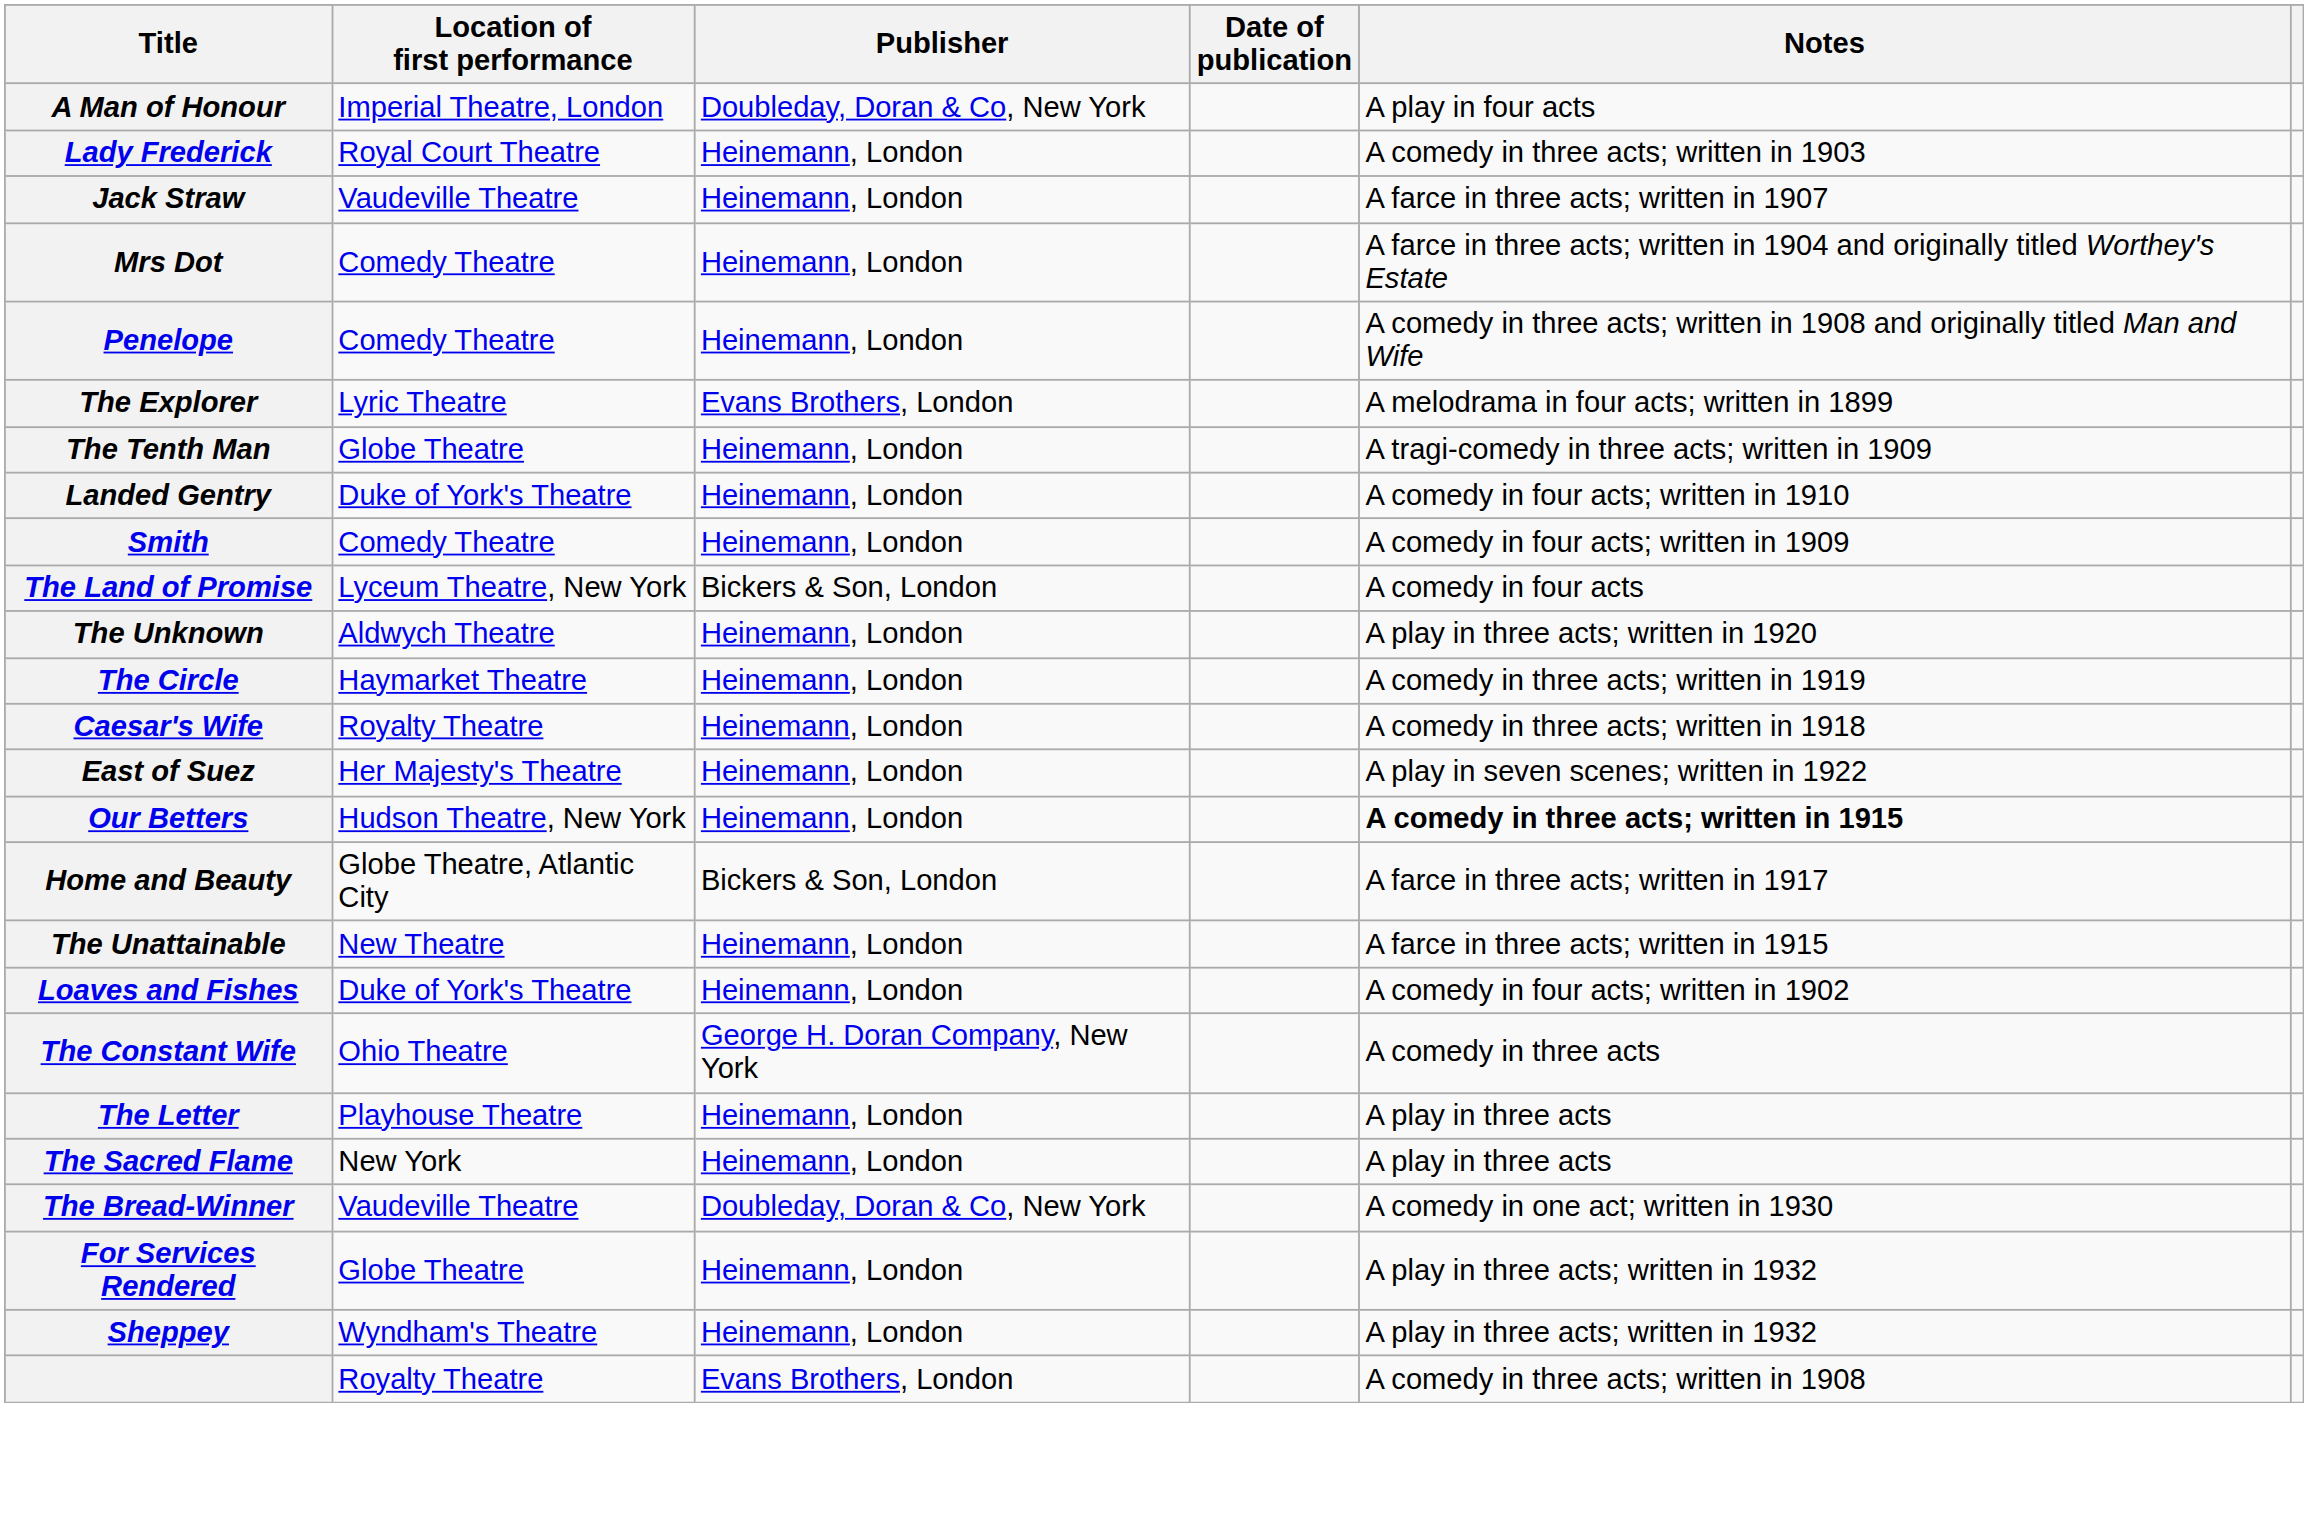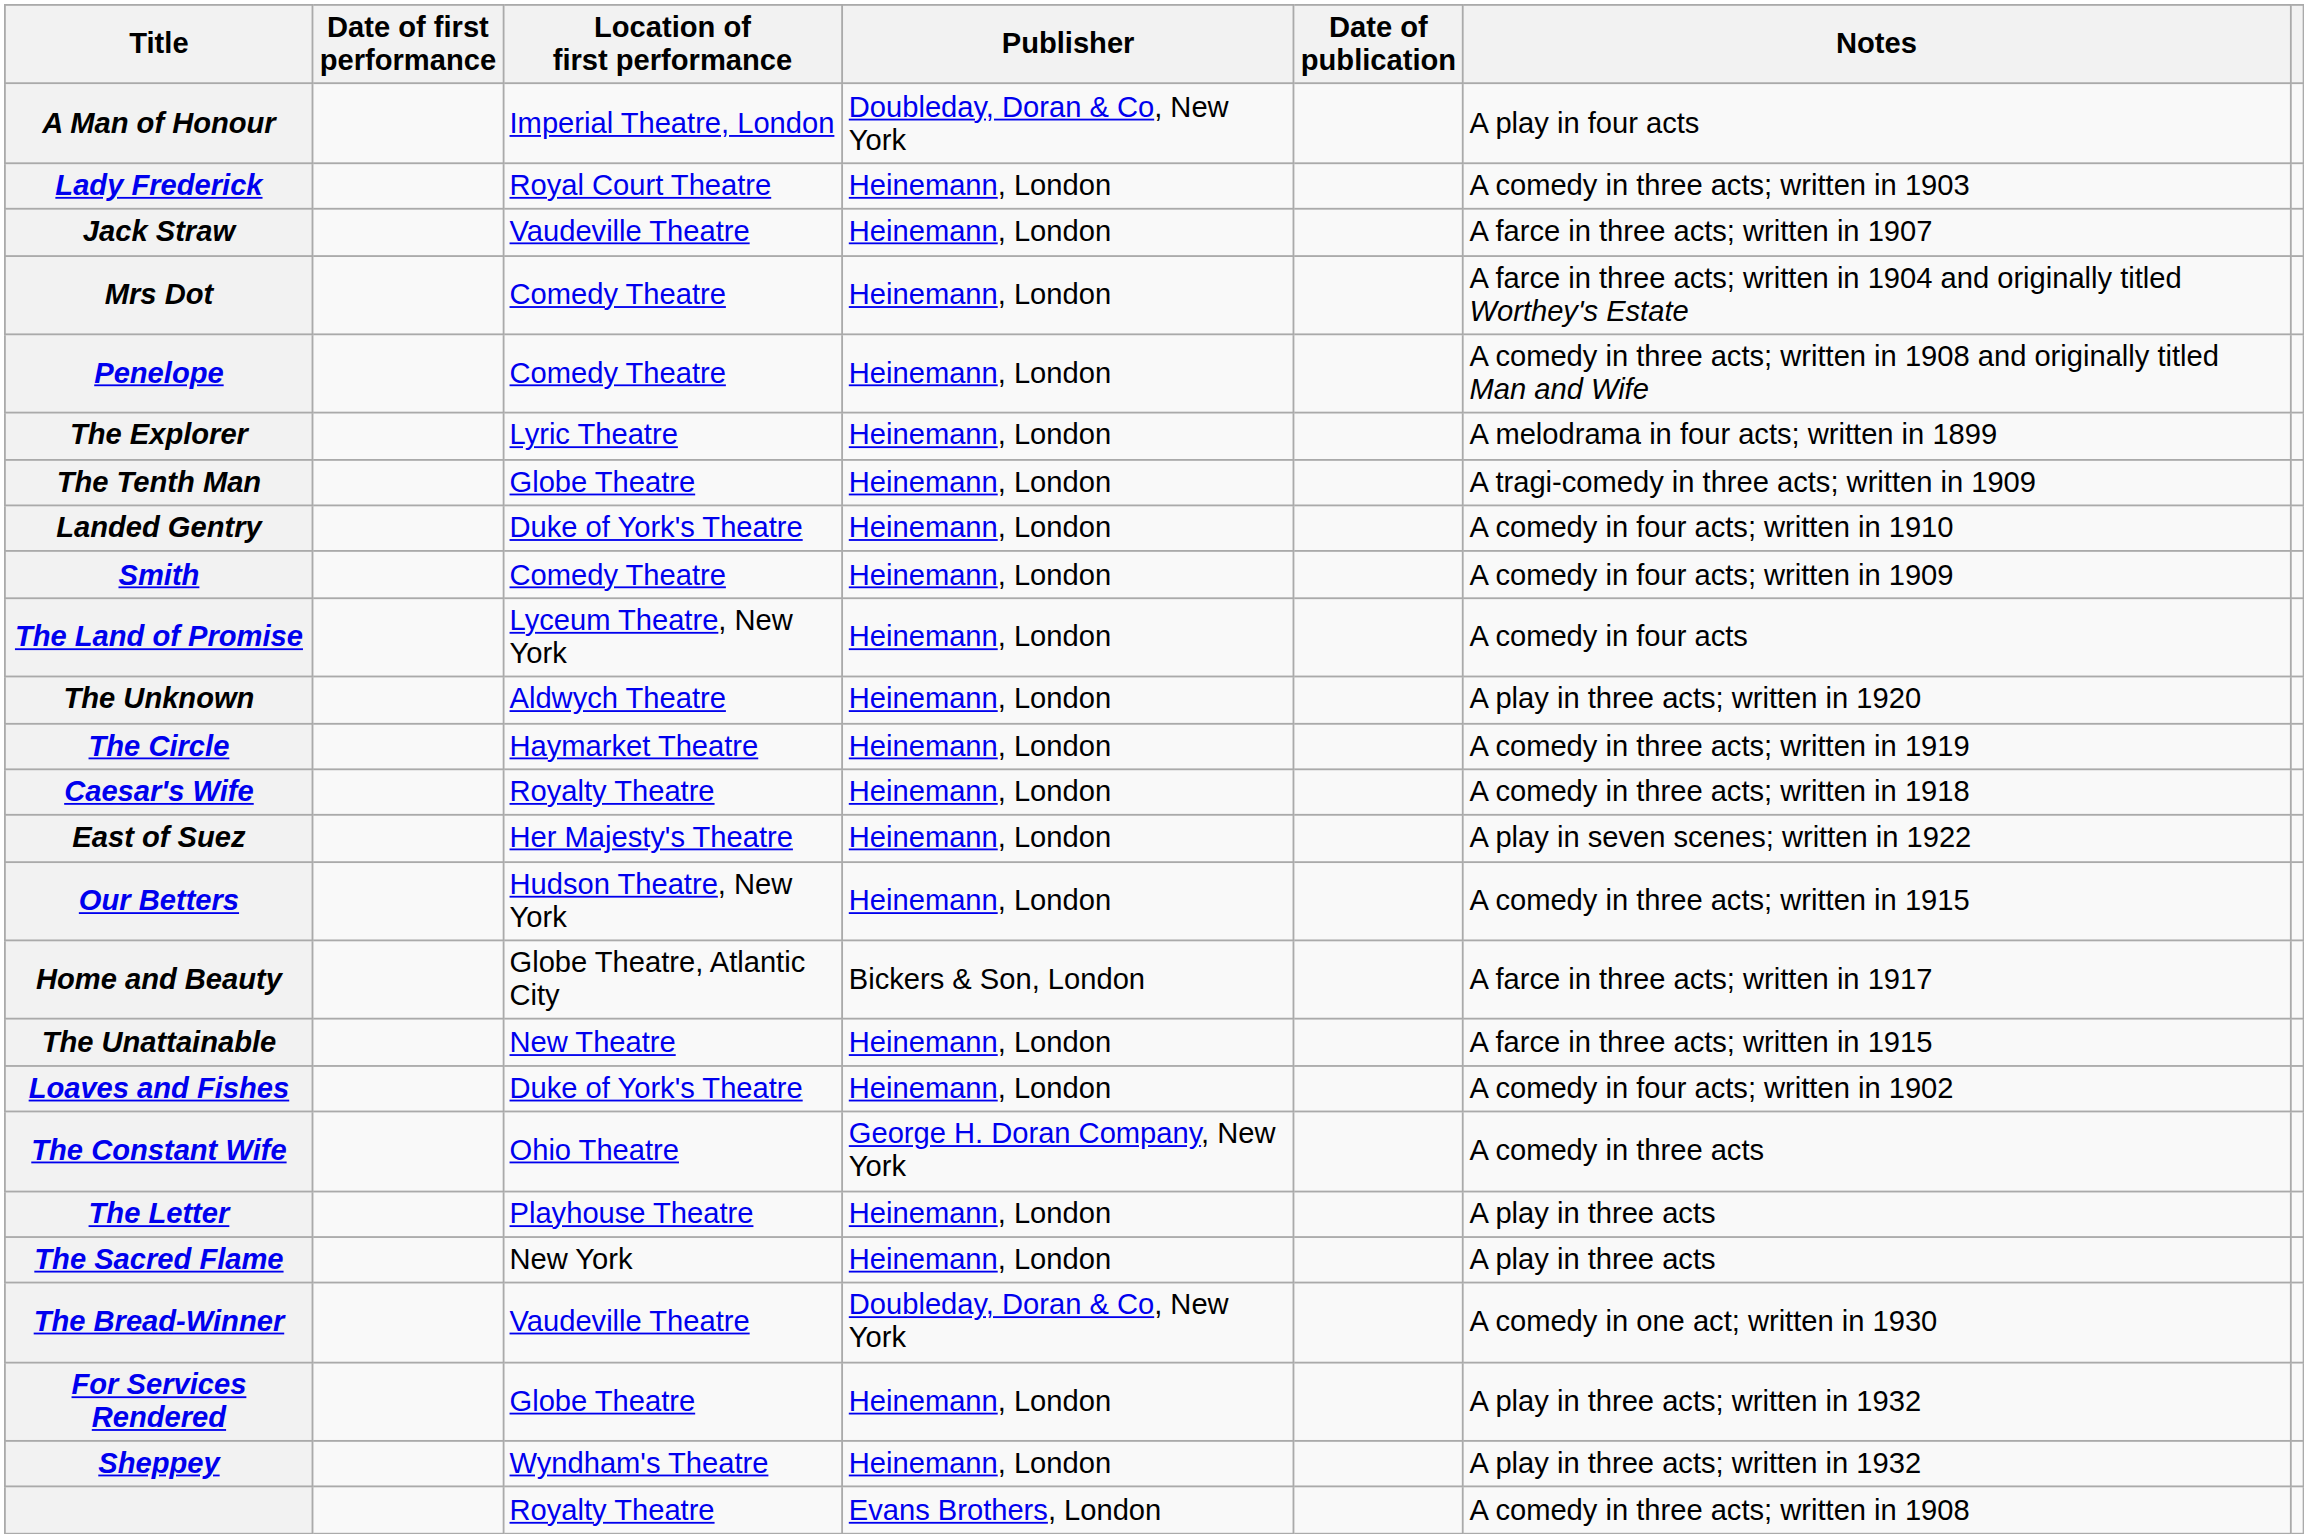+ column: (408, 43)
(857, 402) Evans Brothers, London -> (980, 435) Heinemann, London
(849, 587) Bickers & Son, London -> (980, 636) Heinemann, London
(1634, 818) bold -> (1720, 900) normal
